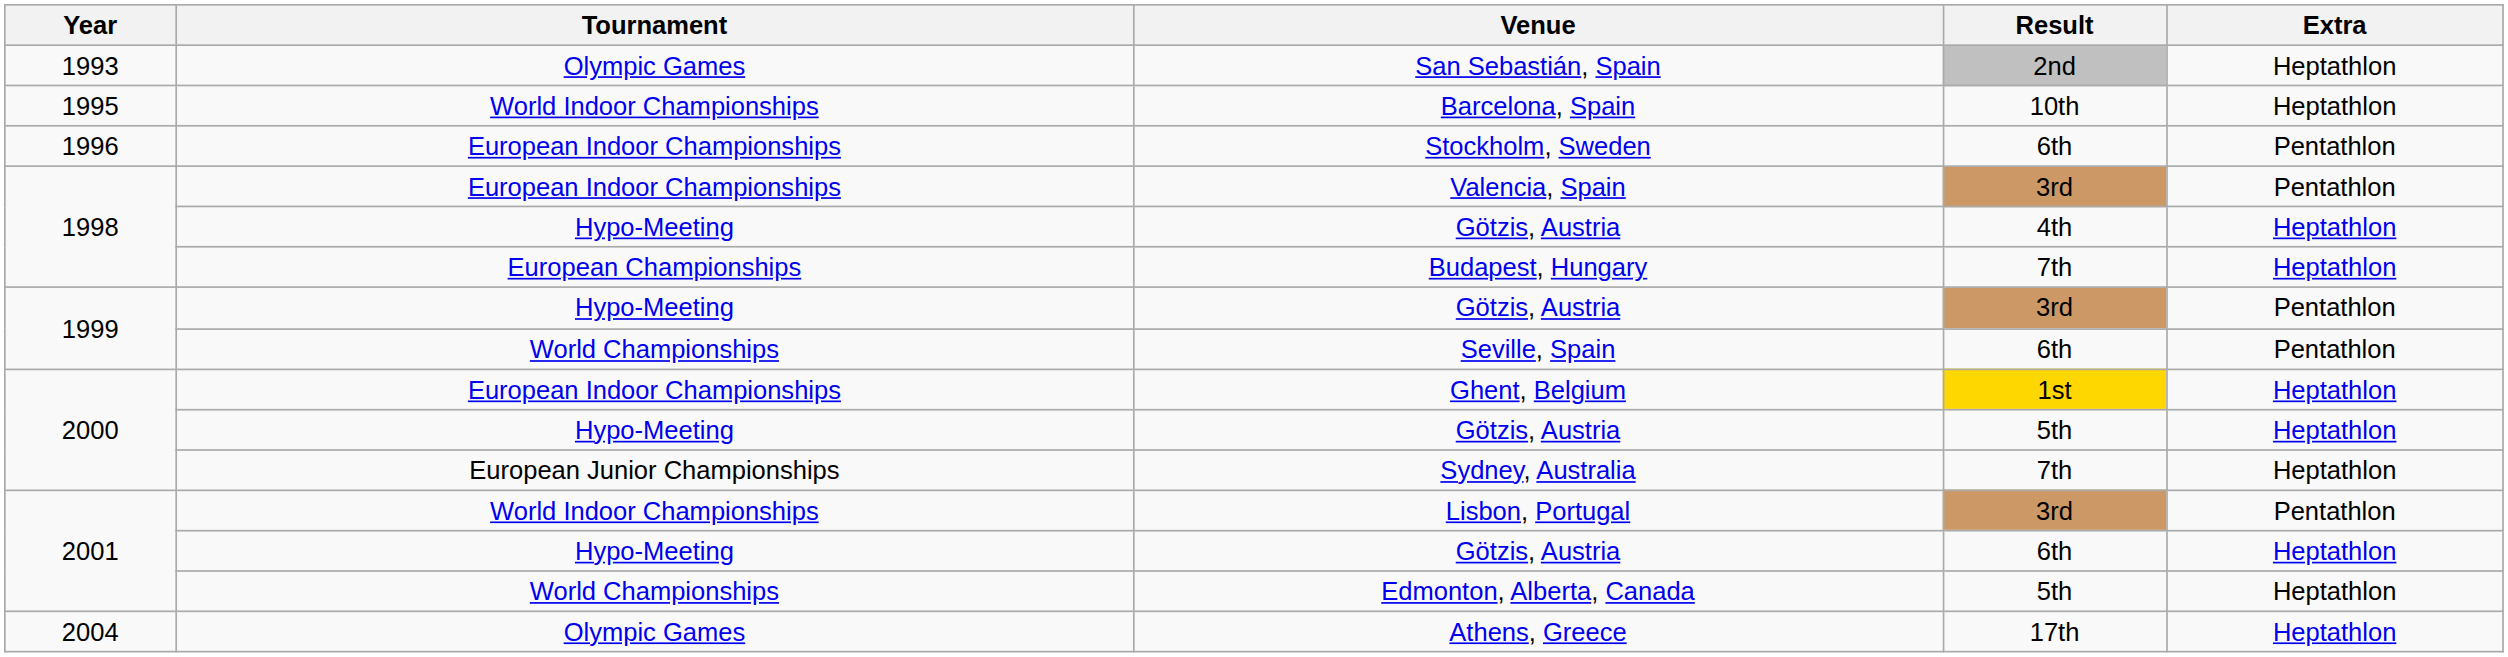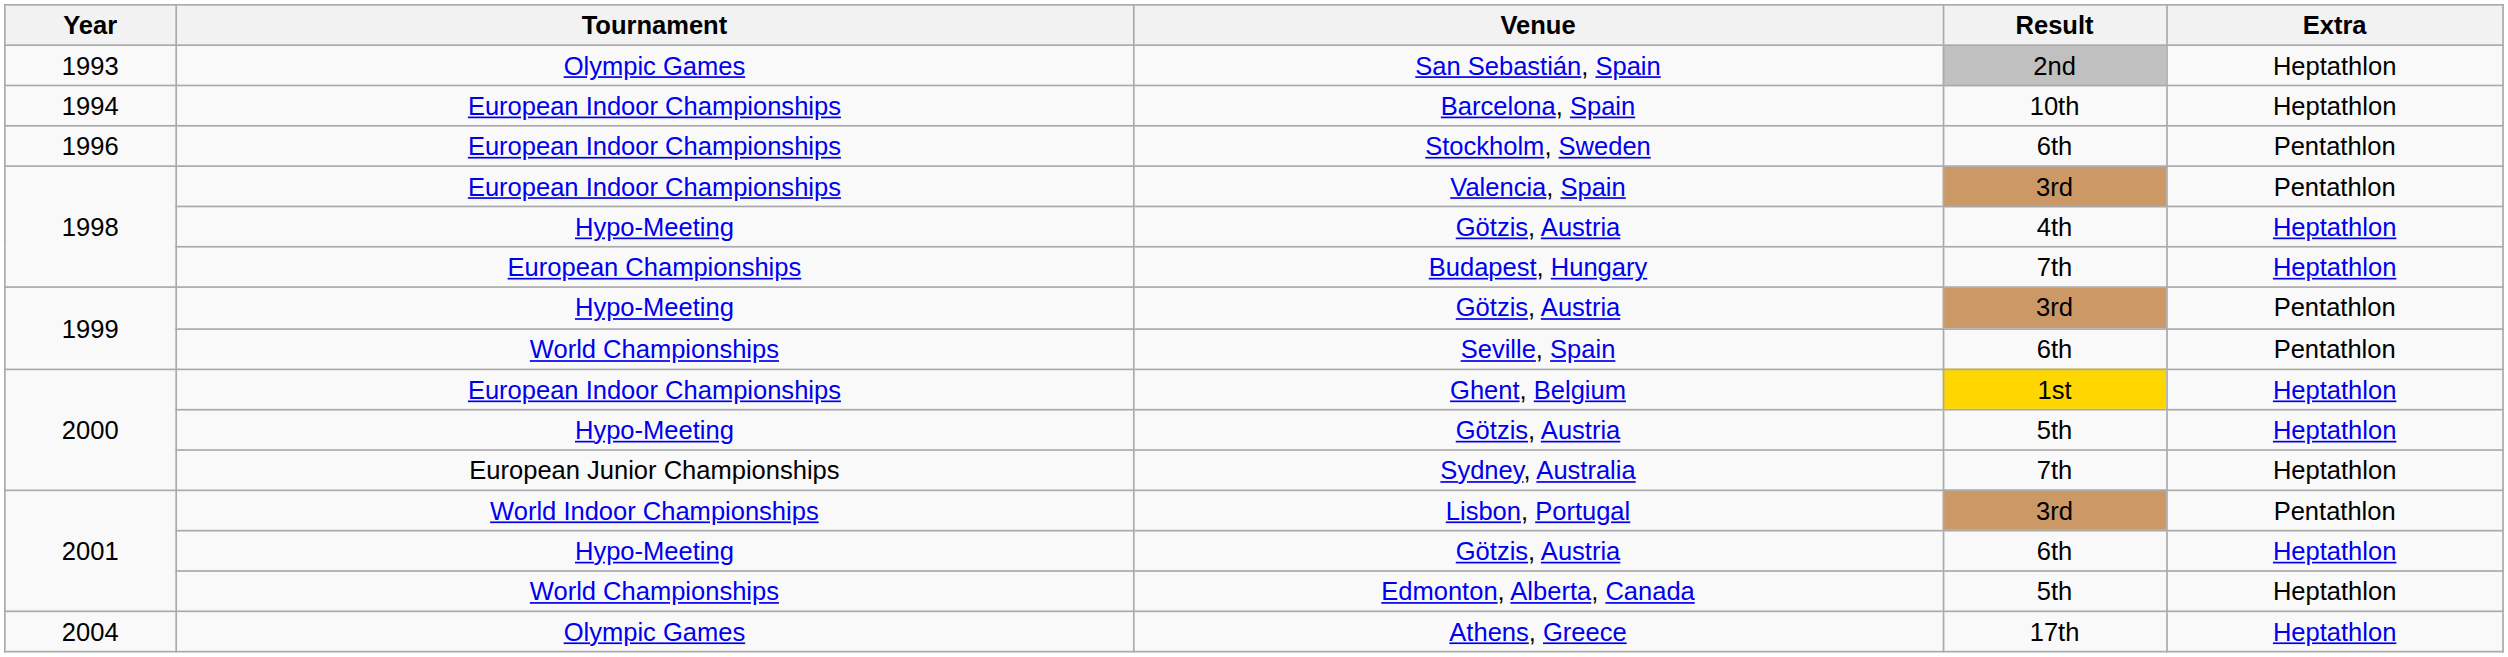(90, 106) 1995 -> (90, 106) 1994
(654, 106) World Indoor Championships -> (654, 106) European Indoor Championships
